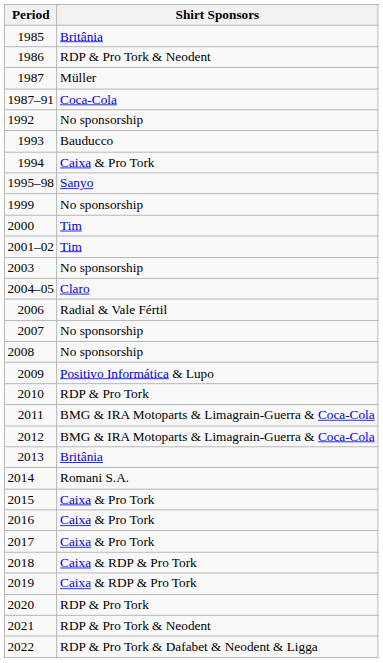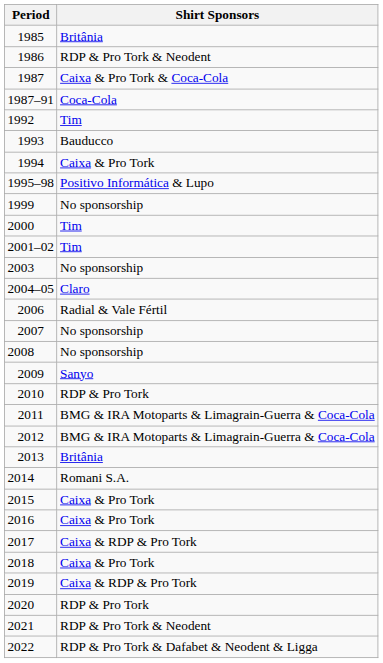(78, 78) Müller -> (144, 78) Caixa & Pro Tork & Coca-Cola
(102, 120) No sponsorship -> (71, 120) Tim
(77, 183) Sanyo -> (137, 183) Positivo Informática & Lupo
(137, 373) Positivo Informática & Lupo -> (77, 373) Sanyo
(107, 541) Caixa & Pro Tork -> (128, 541) Caixa & RDP & Pro Tork
(128, 562) Caixa & RDP & Pro Tork -> (107, 562) Caixa & Pro Tork
